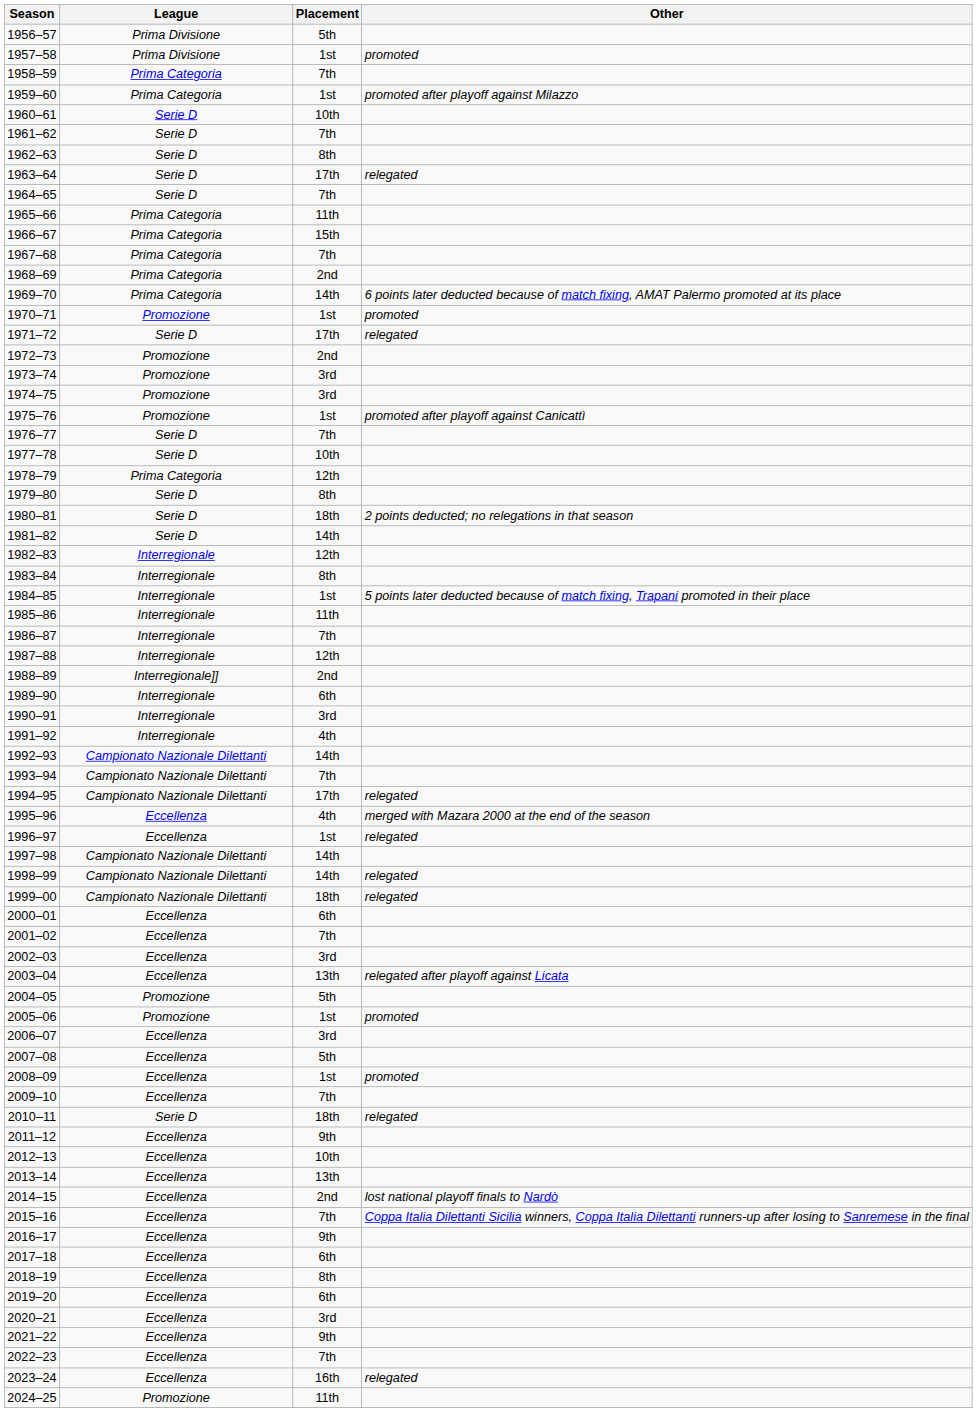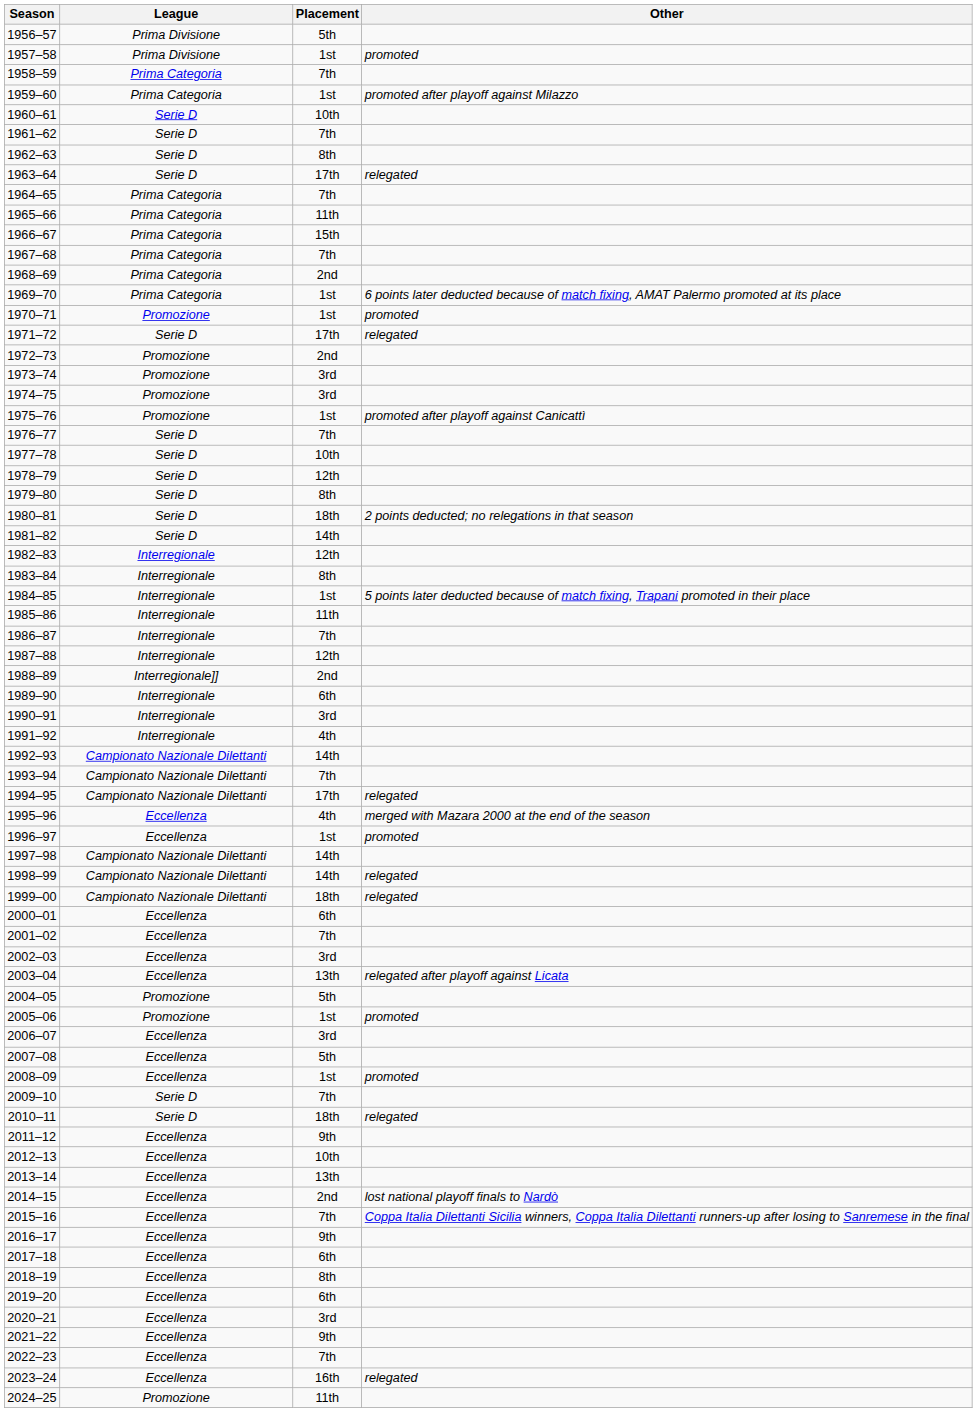(176, 194) Serie D -> (176, 194) Prima Categoria
(327, 295) 14th -> (327, 295) 1st
(176, 475) Prima Categoria -> (176, 475) Serie D
(391, 836) relegated -> (391, 836) promoted
(176, 1097) Eccellenza -> (176, 1097) Serie D
